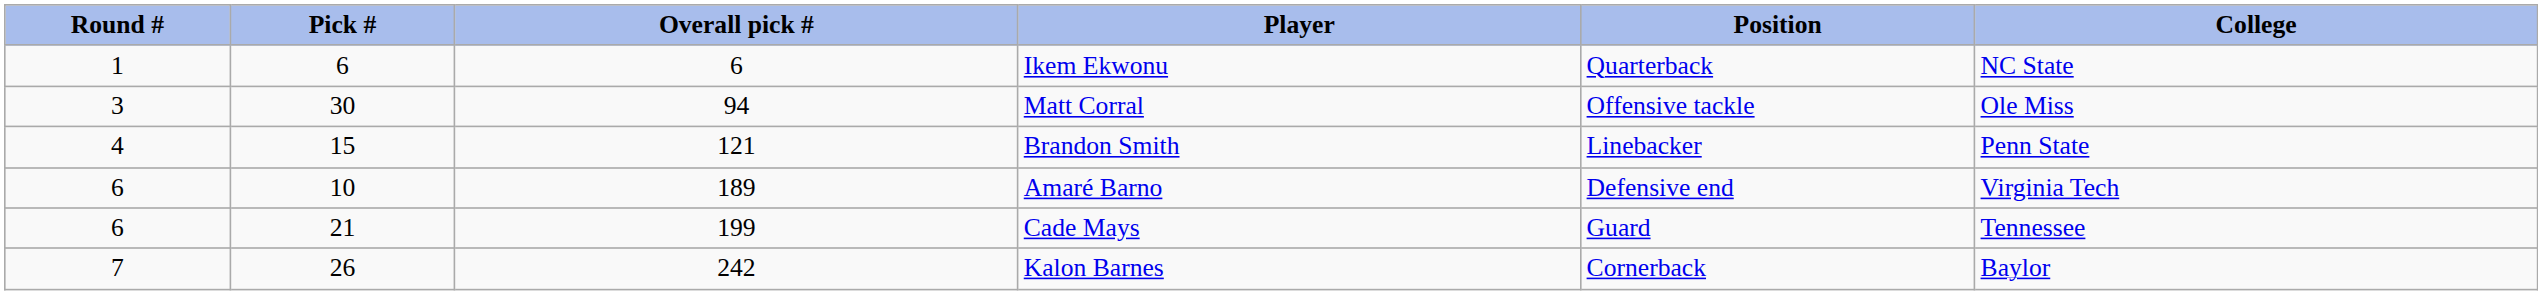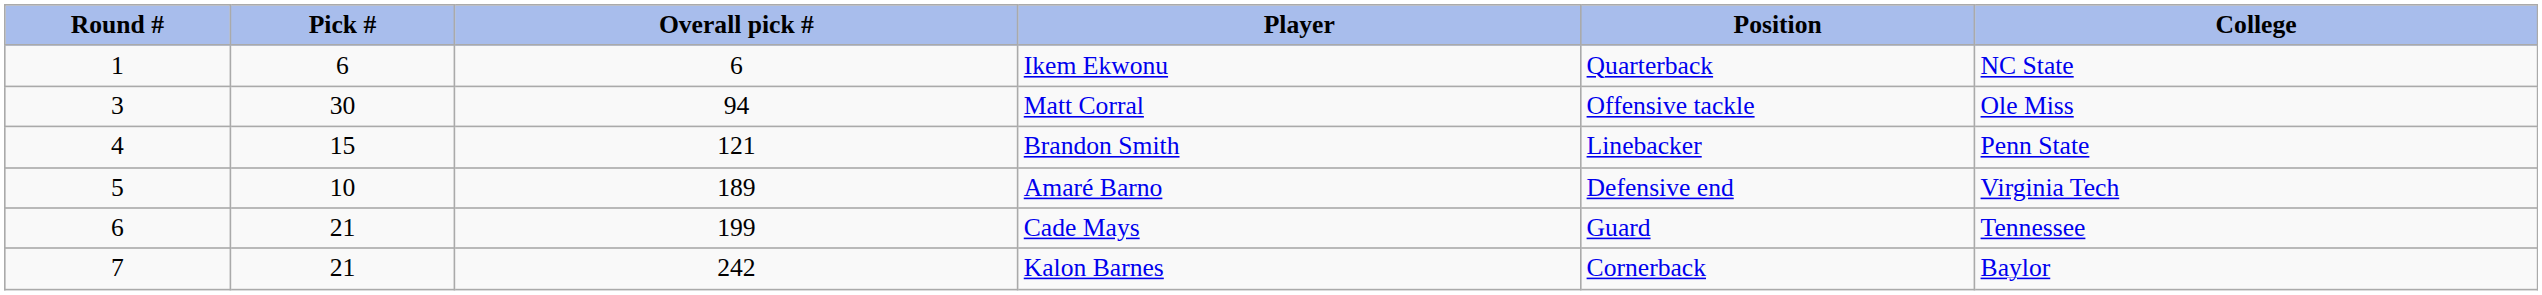(117, 187) 6 -> (117, 187) 5
(342, 268) 26 -> (342, 268) 21
